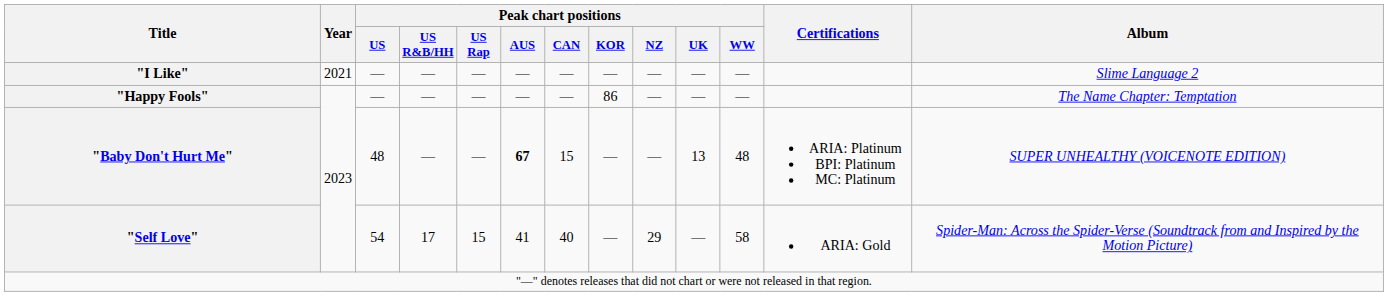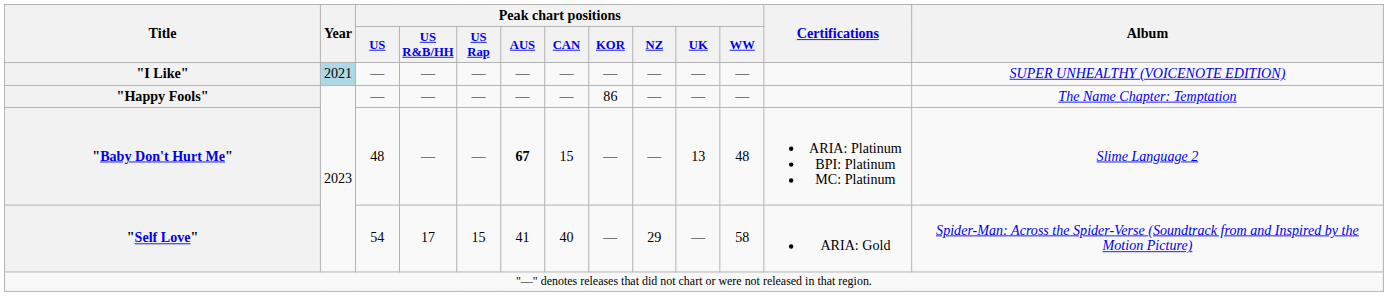(338, 73) no background -> (338, 73) lightblue background
(1147, 73) Slime Language 2 -> (1147, 73) SUPER UNHEALTHY (VOICENOTE EDITION)
(1147, 156) SUPER UNHEALTHY (VOICENOTE EDITION) -> (1147, 156) Slime Language 2
